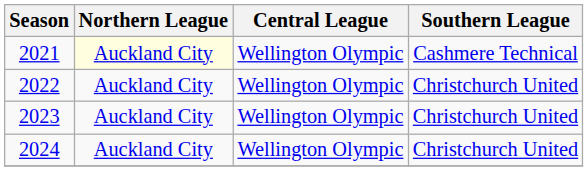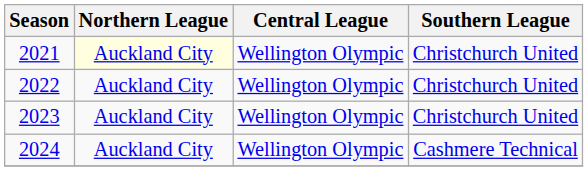(495, 52) Cashmere Technical -> (495, 52) Christchurch United
(495, 149) Christchurch United -> (495, 149) Cashmere Technical
